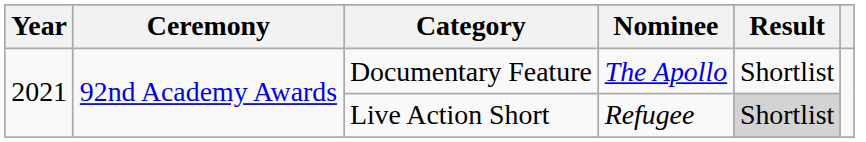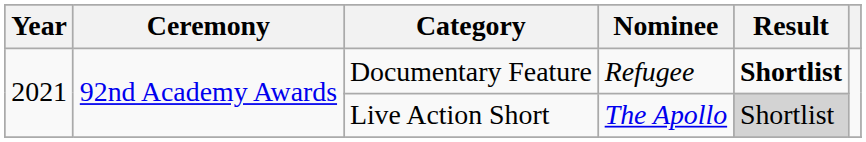(666, 70) The Apollo -> (650, 70) Refugee
(787, 70) normal -> (791, 70) bold
(650, 114) Refugee -> (666, 114) The Apollo
